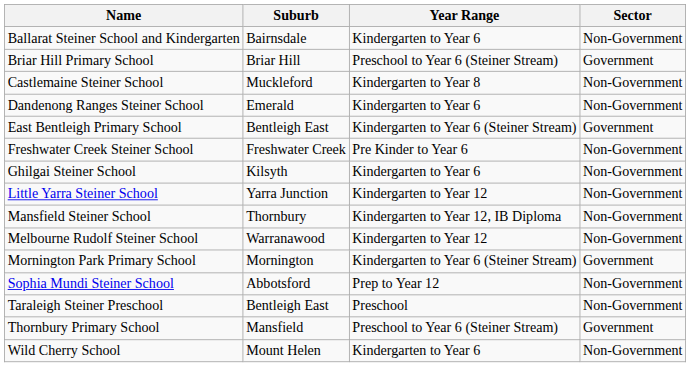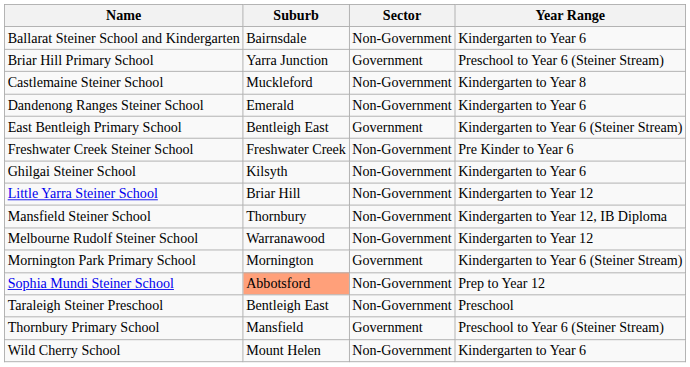columns swapped: (464, 15) <-> (633, 15)
(273, 60) Briar Hill -> (287, 60) Yarra Junction
(287, 194) Yarra Junction -> (273, 194) Briar Hill
(278, 283) no background -> (278, 283) lightsalmon background
